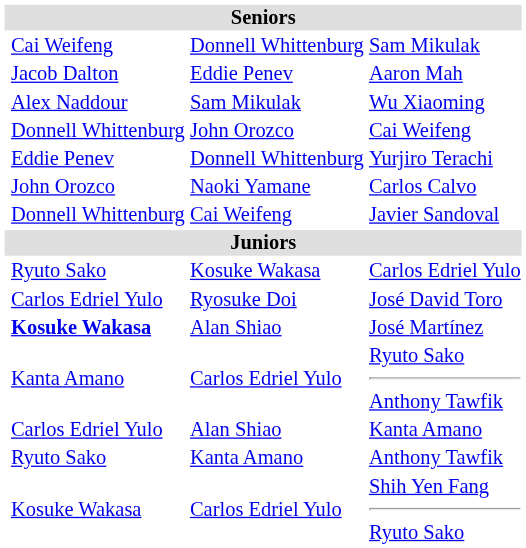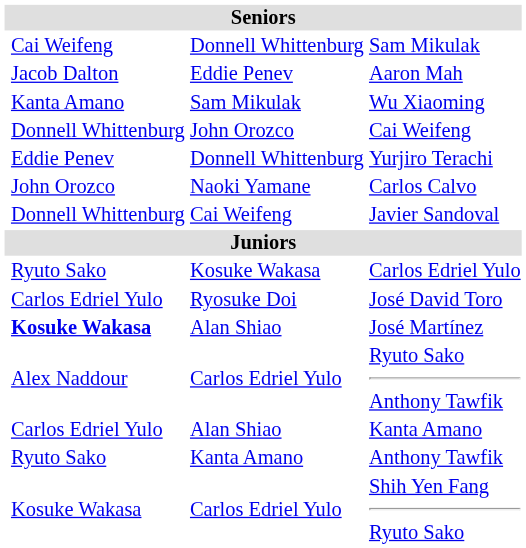(69, 101) Alex Naddour -> (68, 101) Kanta Amano
(68, 378) Kanta Amano -> (69, 378) Alex Naddour
